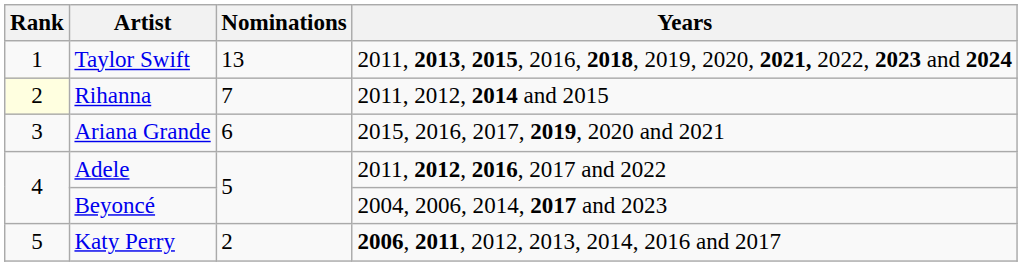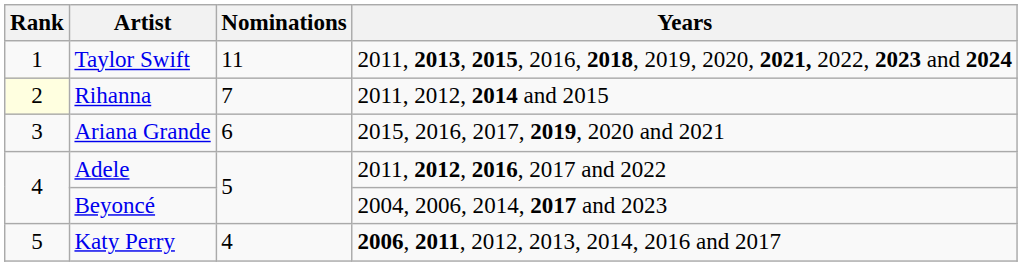(233, 59) 13 -> (232, 59) 11
(227, 242) 2 -> (227, 242) 4
